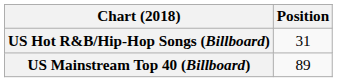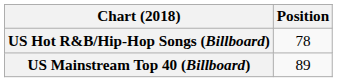(303, 40) 31 -> (303, 40) 78
